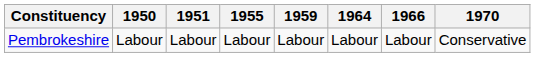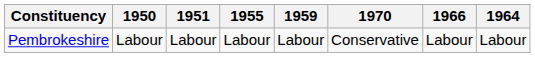columns swapped: (355, 16) <-> (483, 16)
